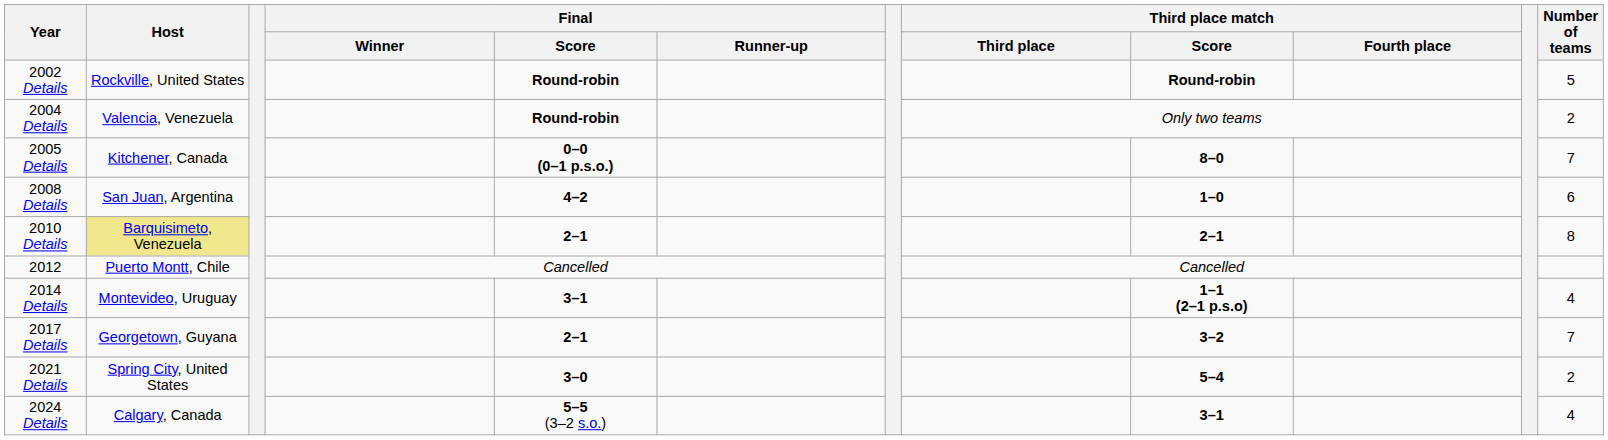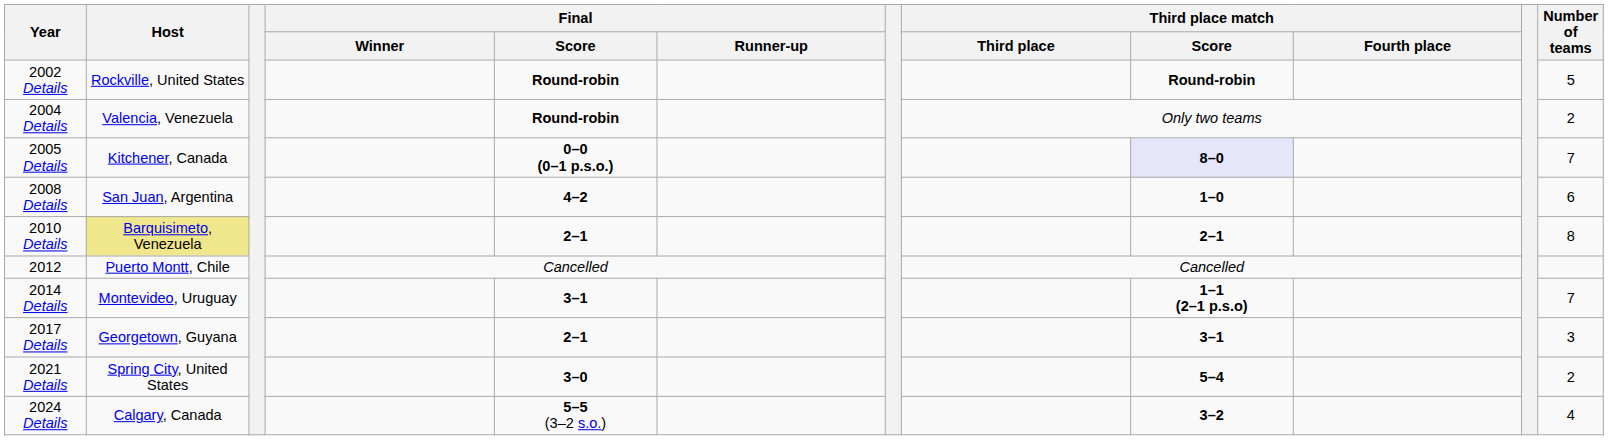(1212, 158) no background -> (1212, 158) lavender background
(1571, 298) 4 -> (1571, 298) 7
(1212, 338) 3–2 -> (1212, 338) 3–1
(1571, 338) 7 -> (1571, 338) 3
(1212, 416) 3–1 -> (1212, 416) 3–2
